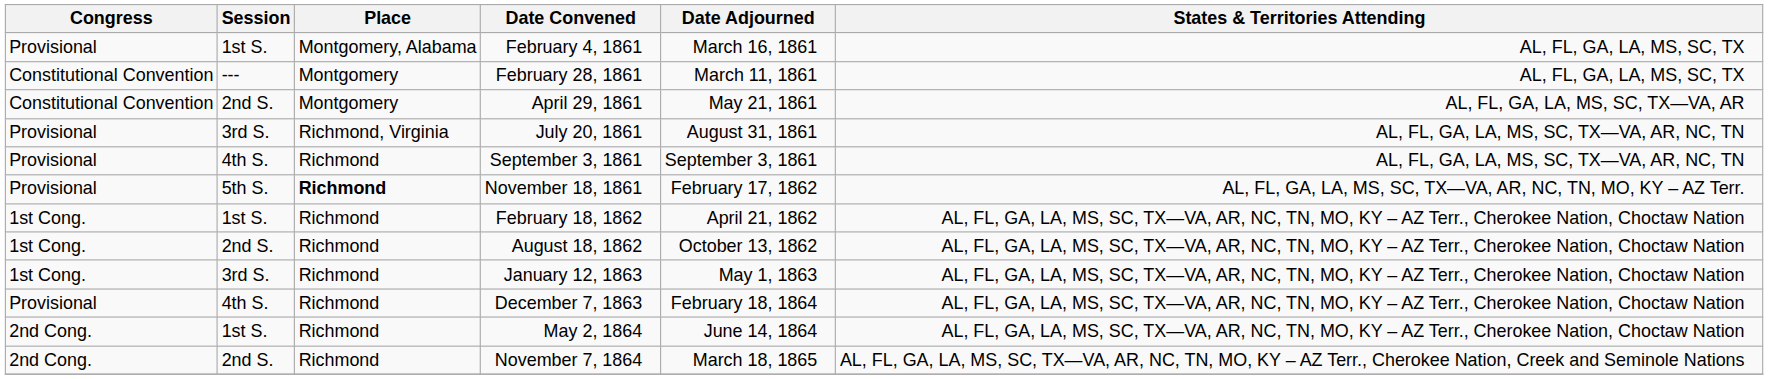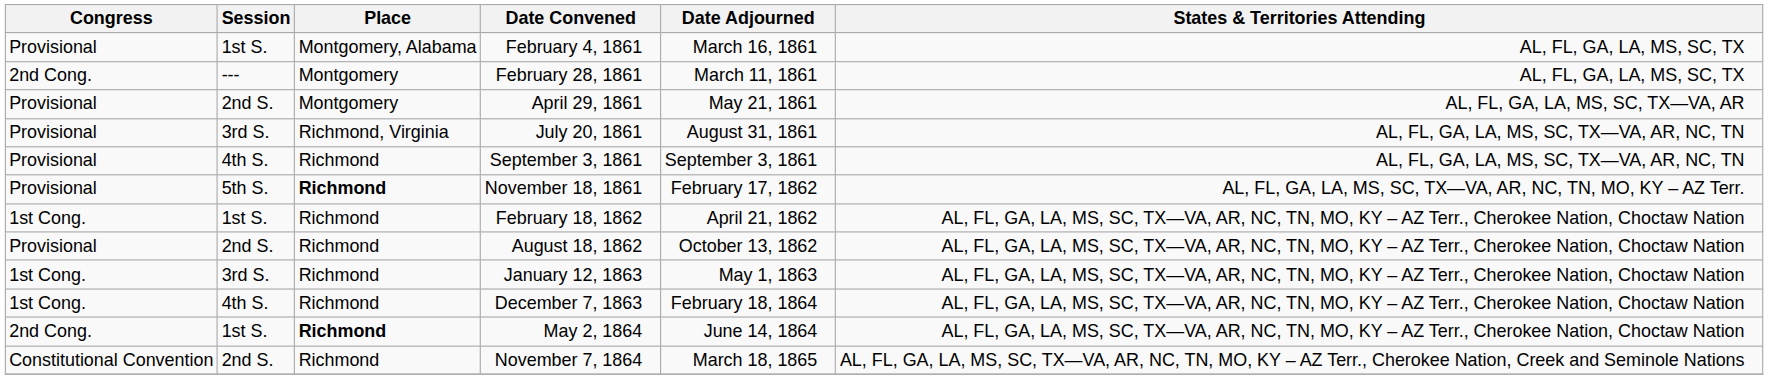(111, 75) Constitutional Convention -> (51, 75) 2nd Cong.
(111, 103) Constitutional Convention -> (53, 103) Provisional
(48, 246) 1st Cong. -> (53, 246) Provisional
(53, 302) Provisional -> (48, 302) 1st Cong.
(339, 331) normal -> (342, 331) bold
(51, 359) 2nd Cong. -> (111, 359) Constitutional Convention
